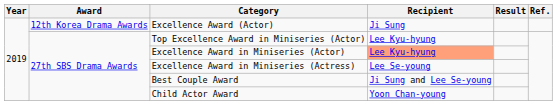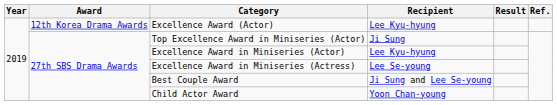(387, 25) Ji Sung -> (403, 25) Lee Kyu-hyung
(403, 39) Lee Kyu-hyung -> (387, 39) Ji Sung
(403, 53) lightsalmon background -> (403, 53) no background
